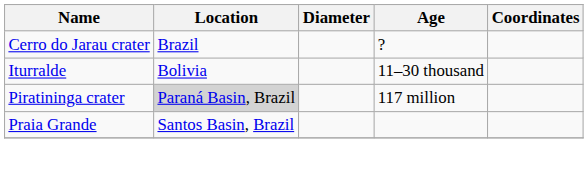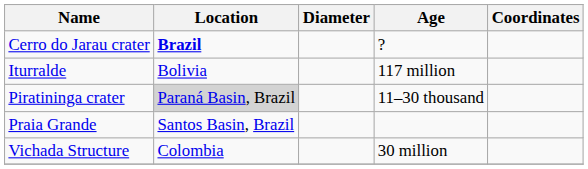(178, 44) normal -> (179, 44) bold
(431, 71) 11–30 thousand -> (416, 71) 117 million
(416, 97) 117 million -> (431, 97) 11–30 thousand
+ row: (69, 151)
